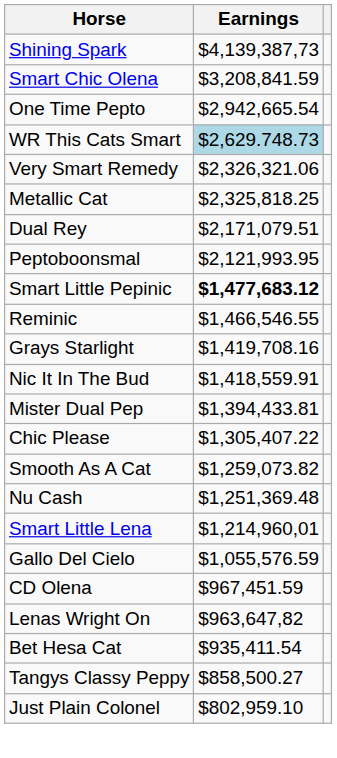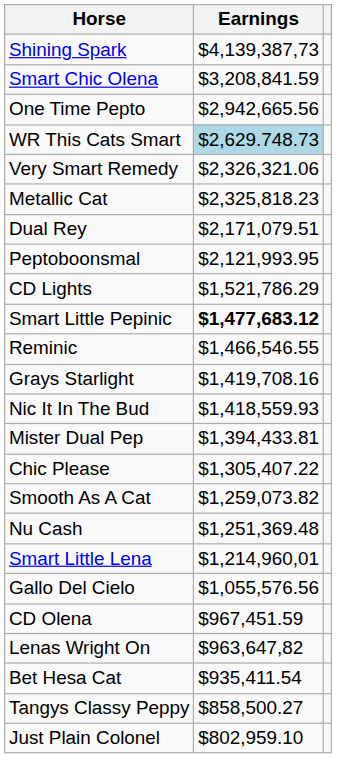(259, 109) $2,942,665.54 -> (259, 109) $2,942,665.56
(259, 199) $2,325,818.25 -> (259, 199) $2,325,818.23
+ row: (50, 288)
(259, 378) $1,418,559.91 -> (259, 408) $1,418,559.93
(259, 558) $1,055,576.59 -> (259, 588) $1,055,576.56
